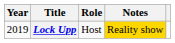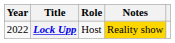(18, 30) 2019 -> (18, 30) 2022
